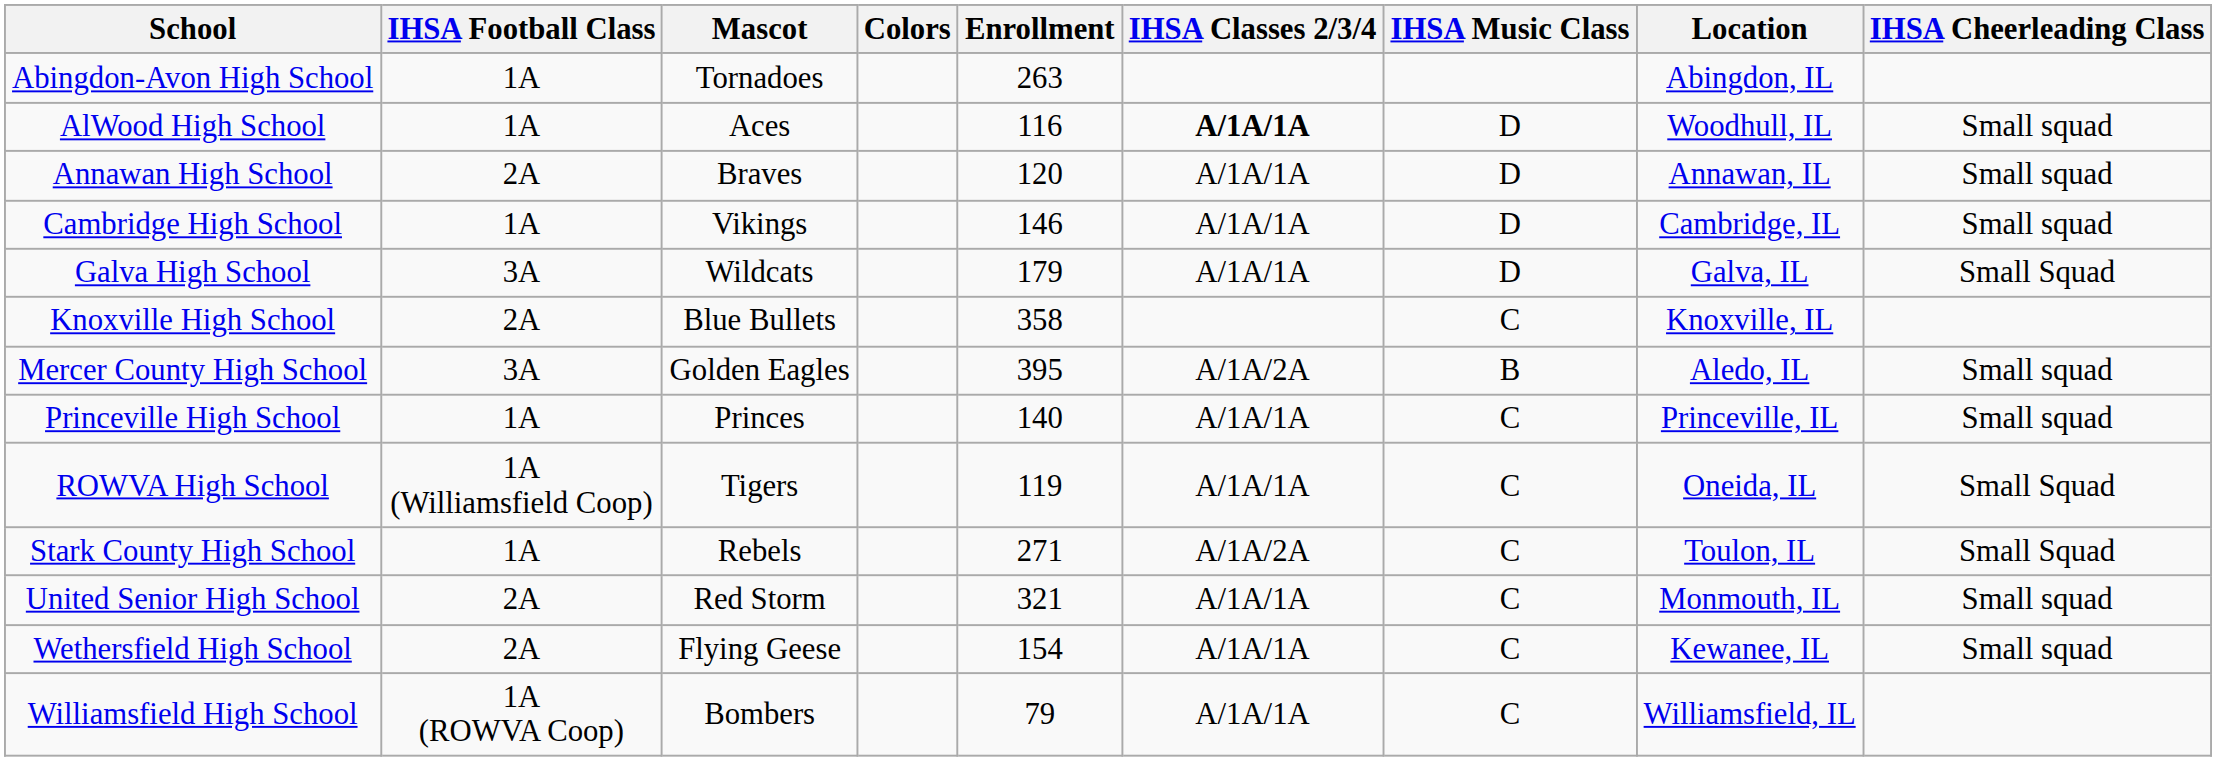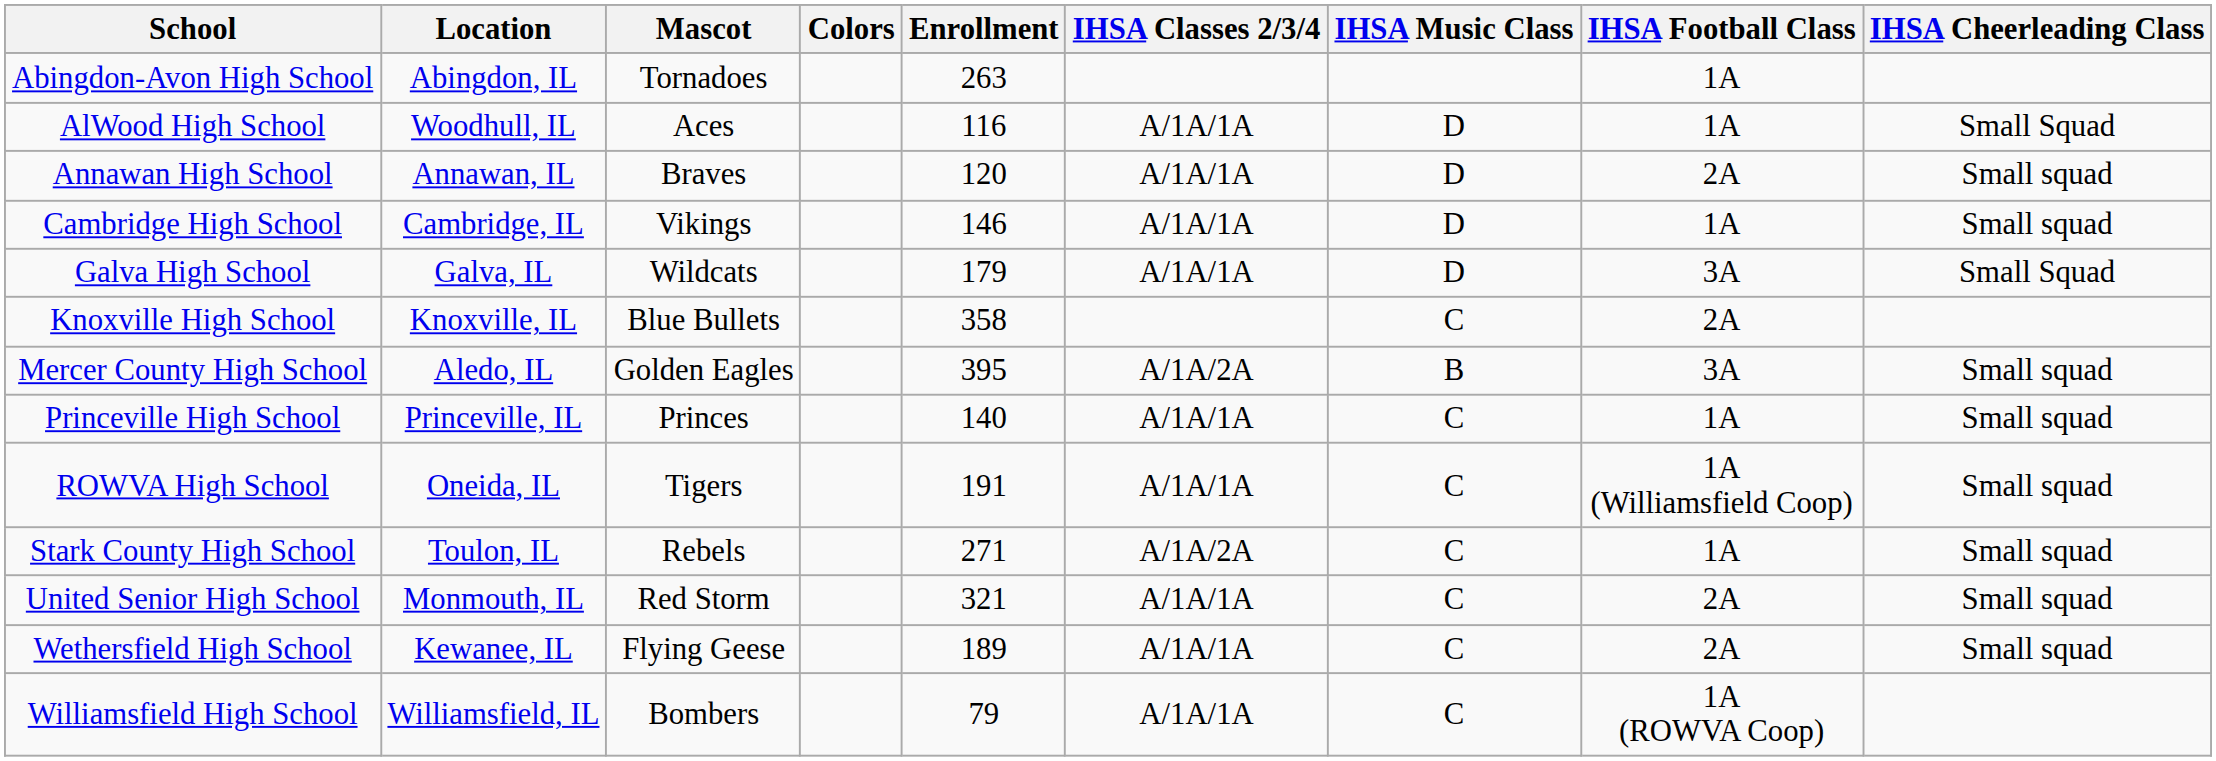columns swapped: (1750, 28) <-> (521, 28)
(1253, 126) bold -> (1197, 126) normal
(2037, 126) Small squad -> (2037, 126) Small Squad
(1040, 484) 119 -> (984, 484) 191
(2037, 484) Small Squad -> (2037, 484) Small squad
(2037, 550) Small Squad -> (2037, 550) Small squad
(1040, 648) 154 -> (984, 648) 189
